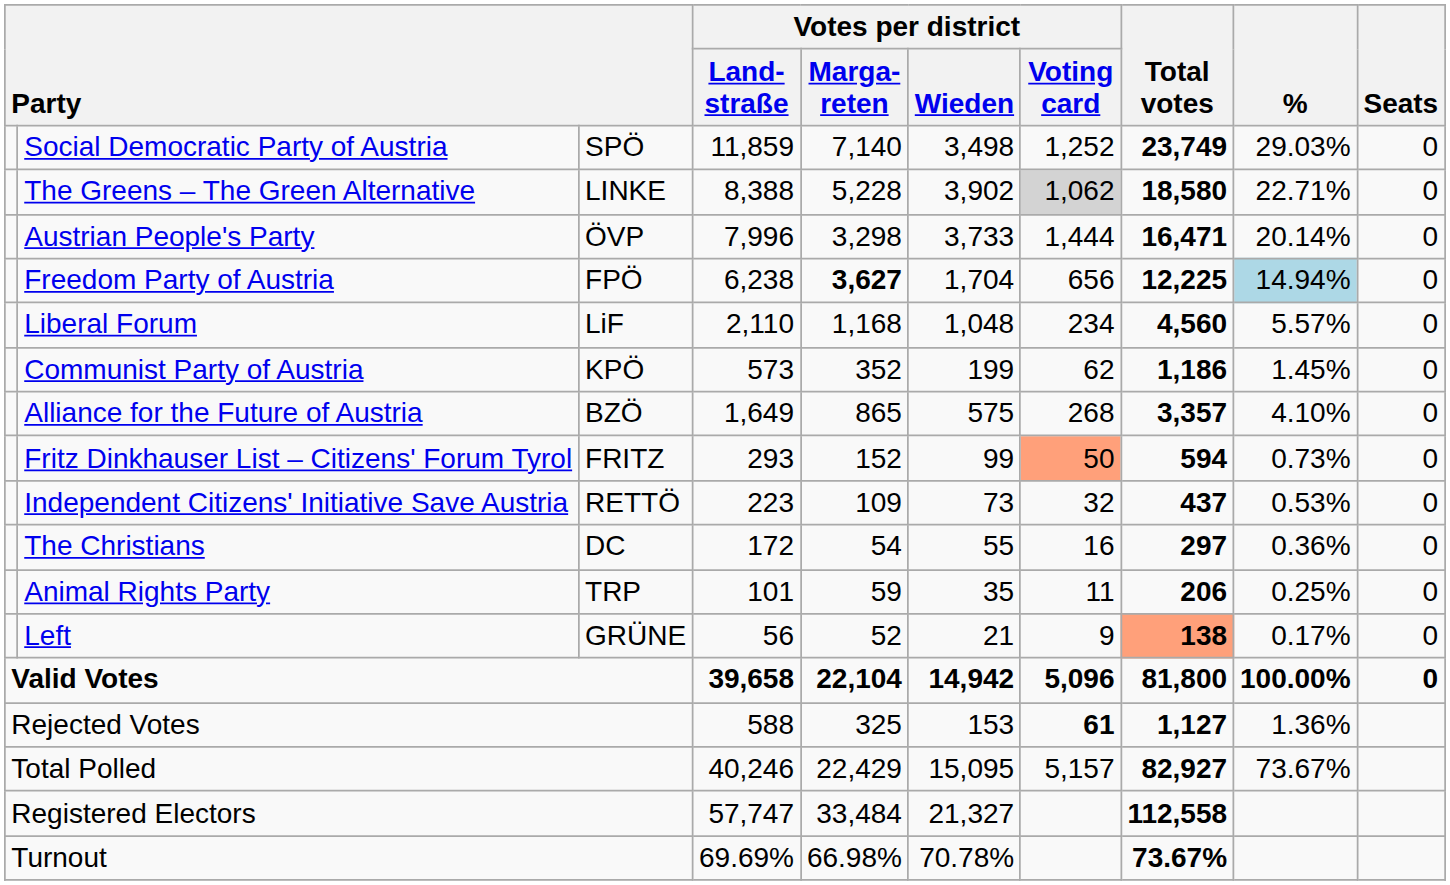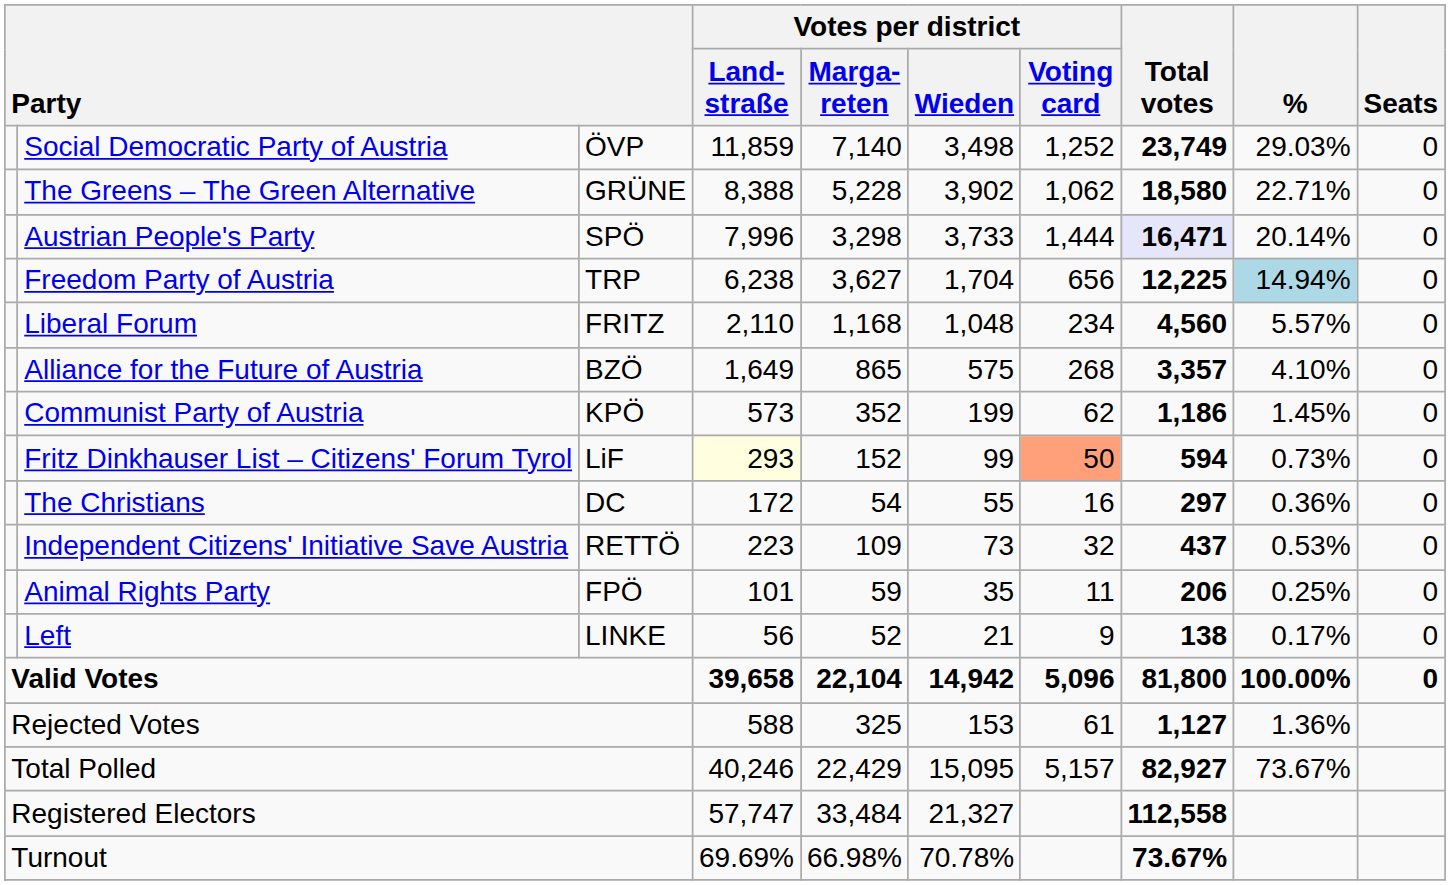(615, 147) SPÖ -> (615, 147) ÖVP
(625, 191) LINKE -> (636, 191) GRÜNE
(1079, 191) lightgrey background -> (1079, 191) no background
(615, 235) ÖVP -> (615, 235) SPÖ
(1184, 235) no background -> (1184, 235) lavender background
(614, 280) FPÖ -> (613, 280) TRP
(867, 280) bold -> (867, 280) normal
(604, 324) LiF -> (625, 324) FRITZ
rows swapped: (223, 413) <-> (194, 369)
(625, 457) FRITZ -> (604, 457) LiF
(771, 457) no background -> (771, 457) lightyellow background
rows swapped: (296, 502) <-> (114, 546)
(613, 591) TRP -> (614, 591) FPÖ
(636, 635) GRÜNE -> (625, 635) LINKE
(1204, 635) lightsalmon background -> (1204, 635) no background
(1099, 724) bold -> (1099, 724) normal
